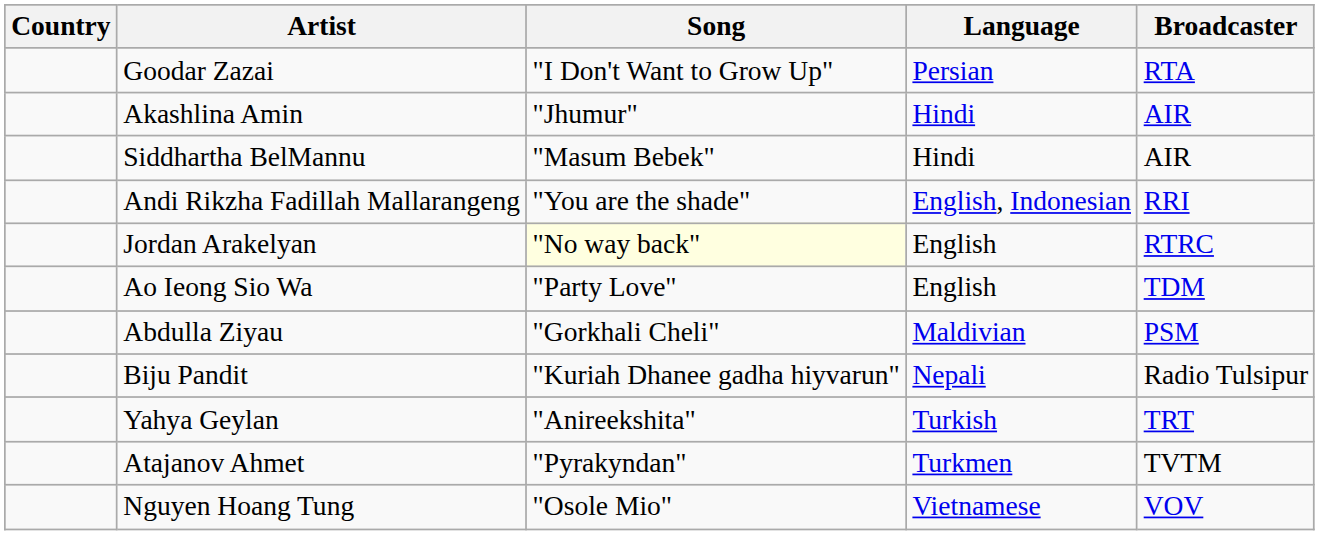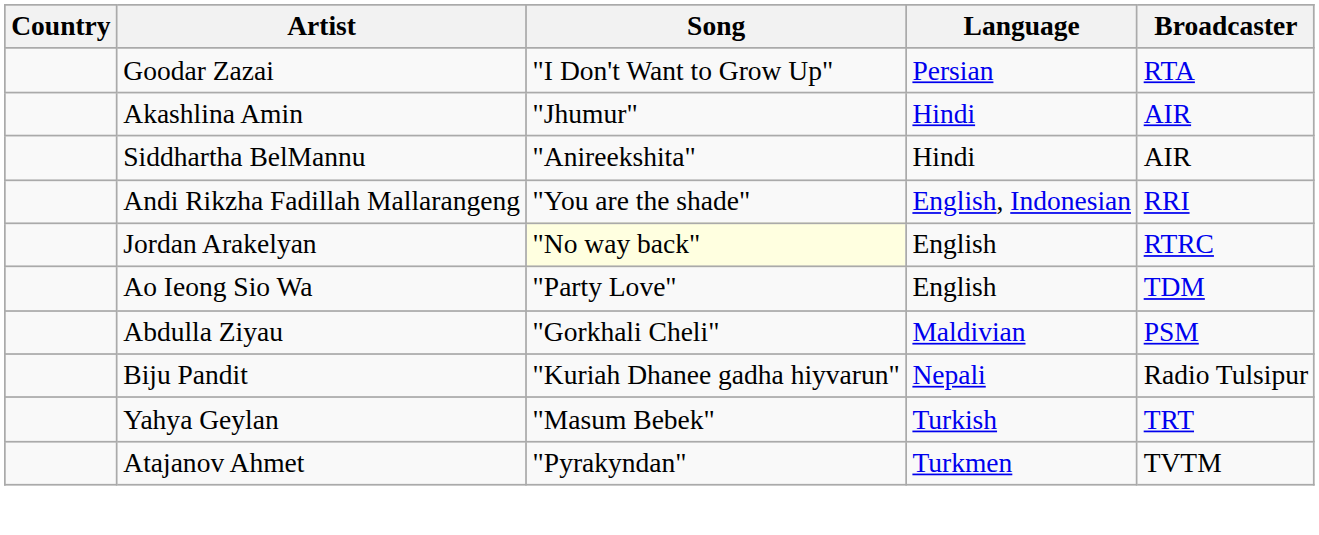(624, 157) "Masum Bebek" -> (614, 157) "Anireekshita"
(614, 419) "Anireekshita" -> (624, 419) "Masum Bebek"
- row: (239, 506)
